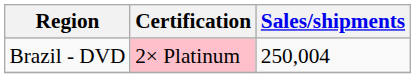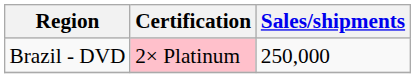(295, 55) 250,004 -> (295, 55) 250,000
